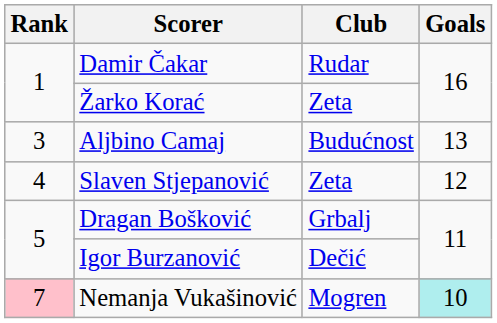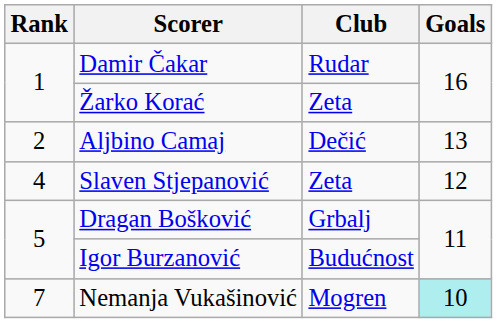(39, 141) 3 -> (39, 141) 2
(361, 141) Budućnost -> (337, 141) Dečić
(337, 258) Dečić -> (361, 258) Budućnost
(39, 297) pink background -> (39, 297) no background
